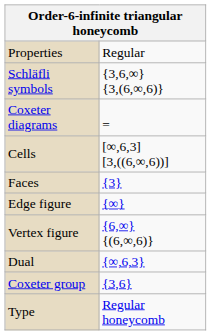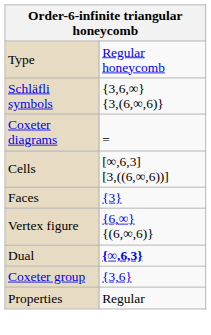rows swapped: (21, 311) <-> (35, 52)
- row: (40, 203)
(123, 261) normal -> (122, 255) bold
